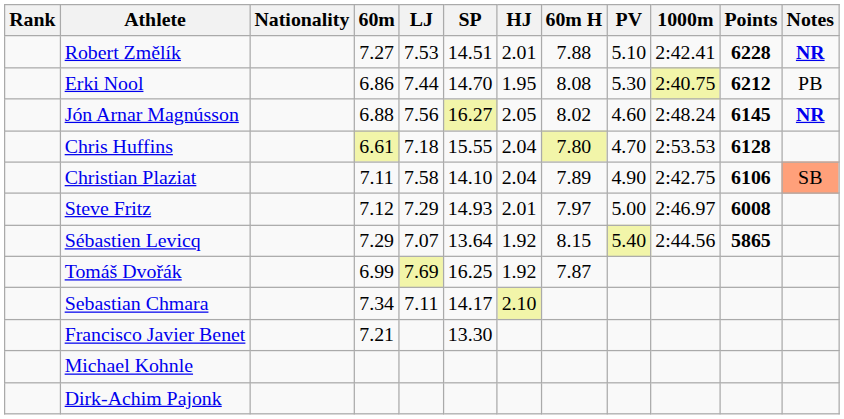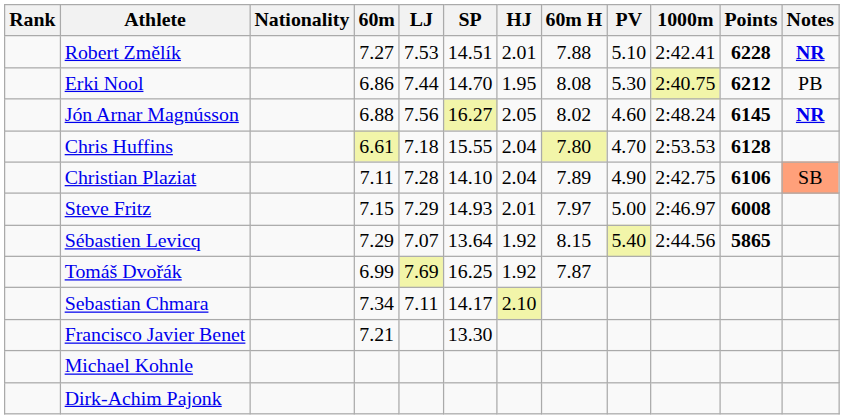(421, 177) 7.58 -> (421, 177) 7.28
(377, 209) 7.12 -> (377, 209) 7.15
